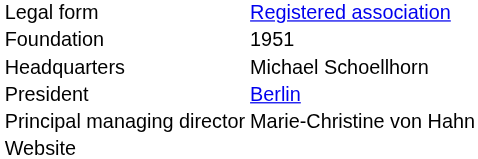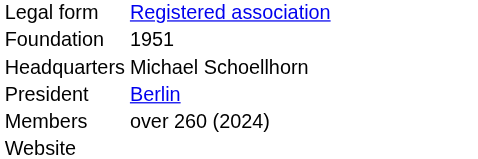- row: (125, 121)
+ row: (46, 121)
